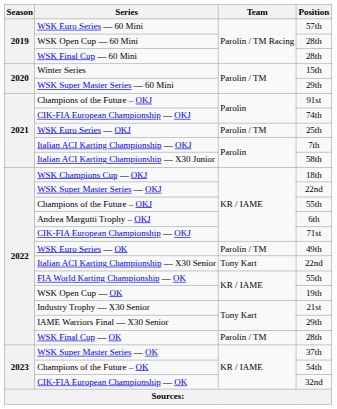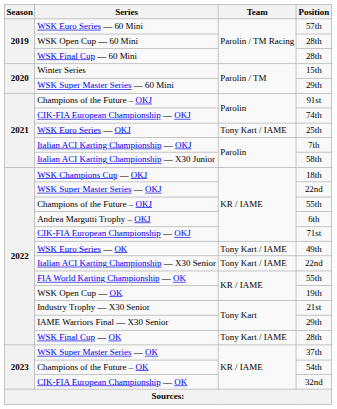(243, 129) Parolin / TM -> (254, 129) Tony Kart / IAME
(243, 248) Parolin / TM -> (254, 248) Tony Kart / IAME
(239, 263) Tony Kart -> (254, 263) Tony Kart / IAME
(243, 337) Parolin / TM -> (254, 337) Tony Kart / IAME
